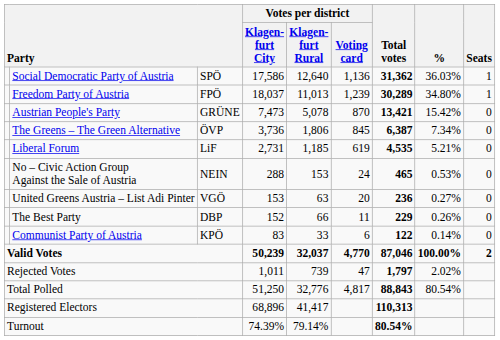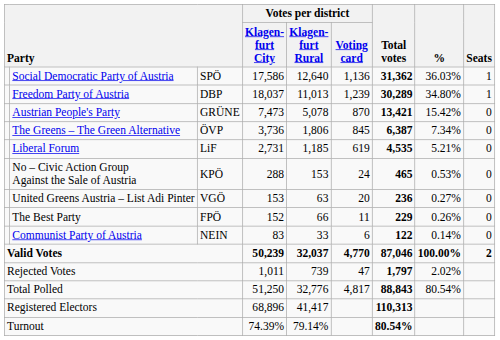(211, 94) FPÖ -> (211, 94) DBP
(214, 173) NEIN -> (212, 173) KPÖ
(211, 216) DBP -> (211, 216) FPÖ
(212, 235) KPÖ -> (214, 235) NEIN
